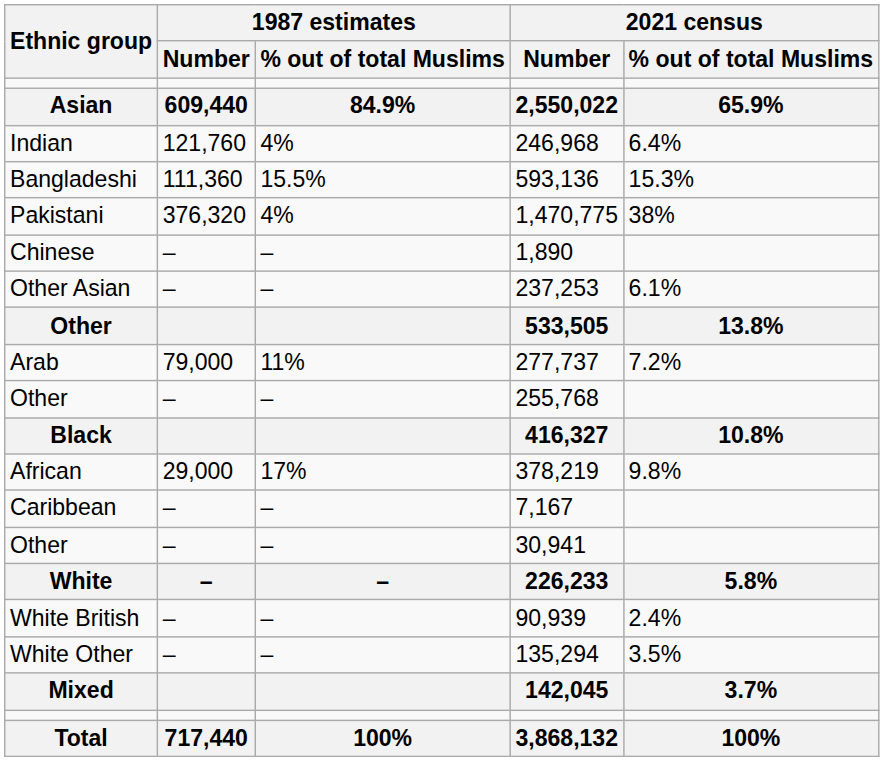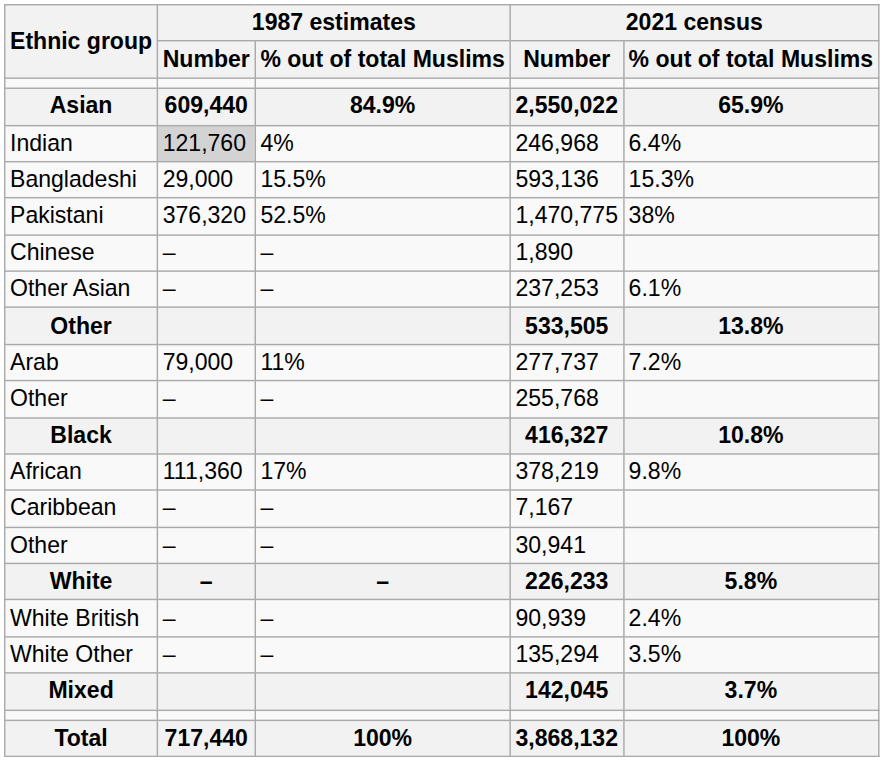(204, 143) no background -> (204, 143) lightgrey background
(203, 179) 111,360 -> (198, 179) 29,000
(277, 216) 4% -> (293, 216) 52.5%
(198, 471) 29,000 -> (203, 471) 111,360
